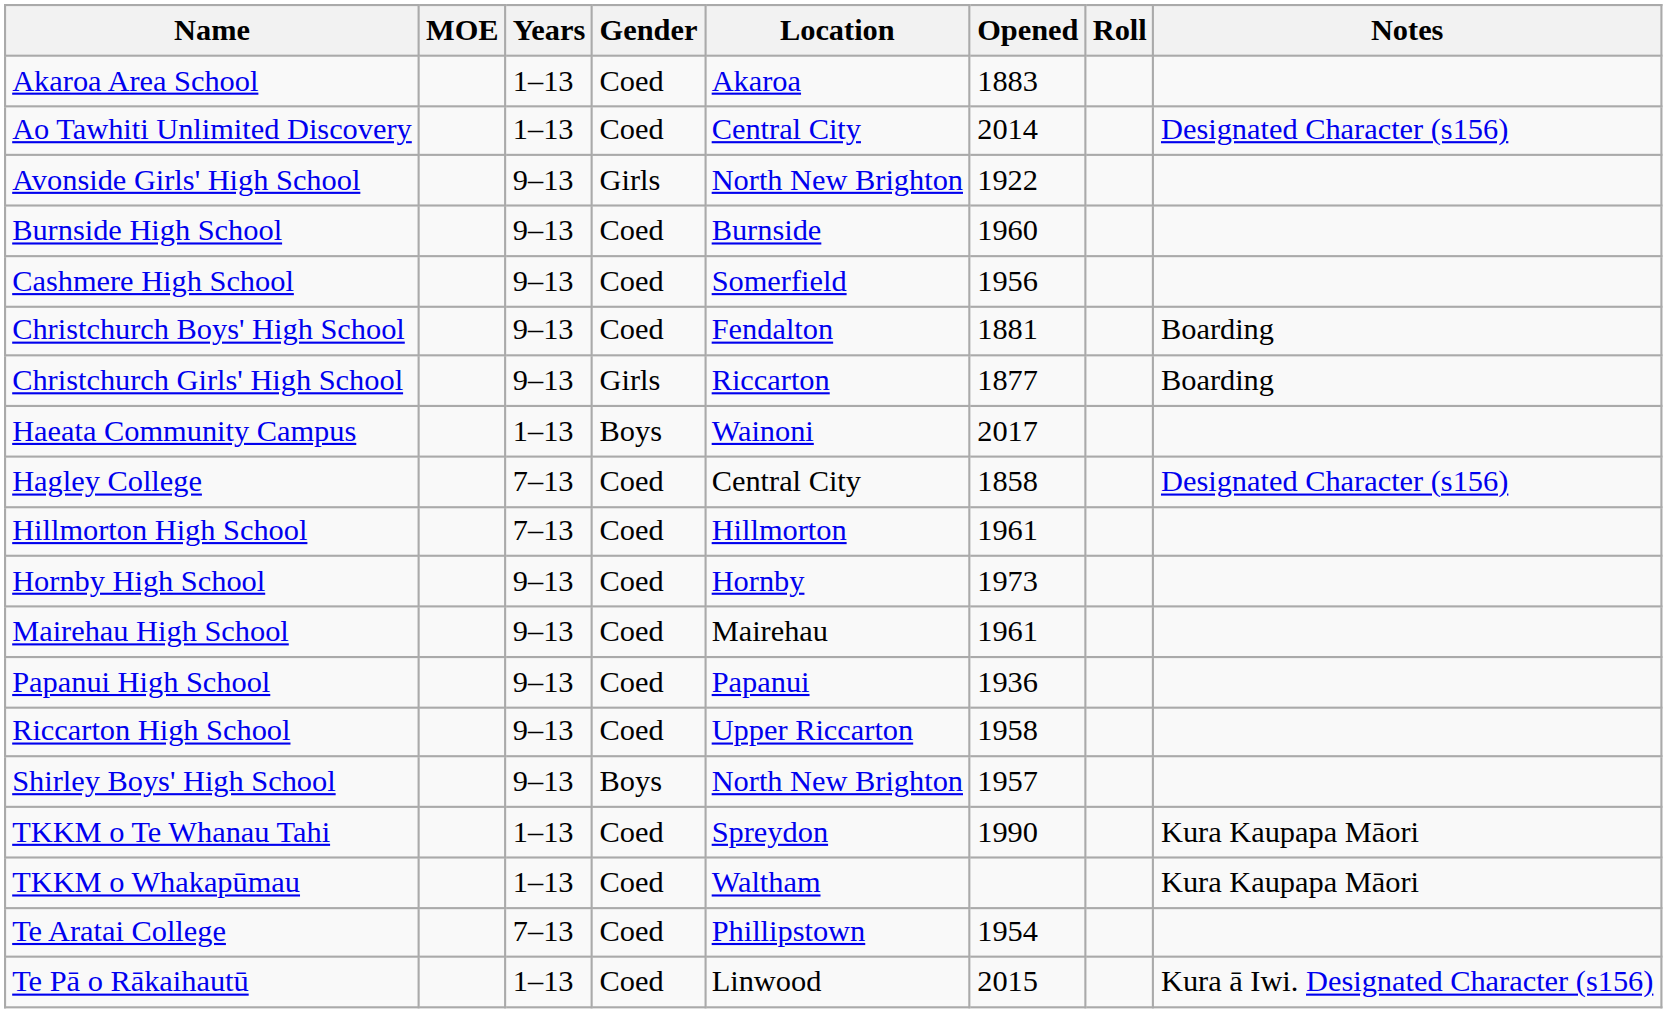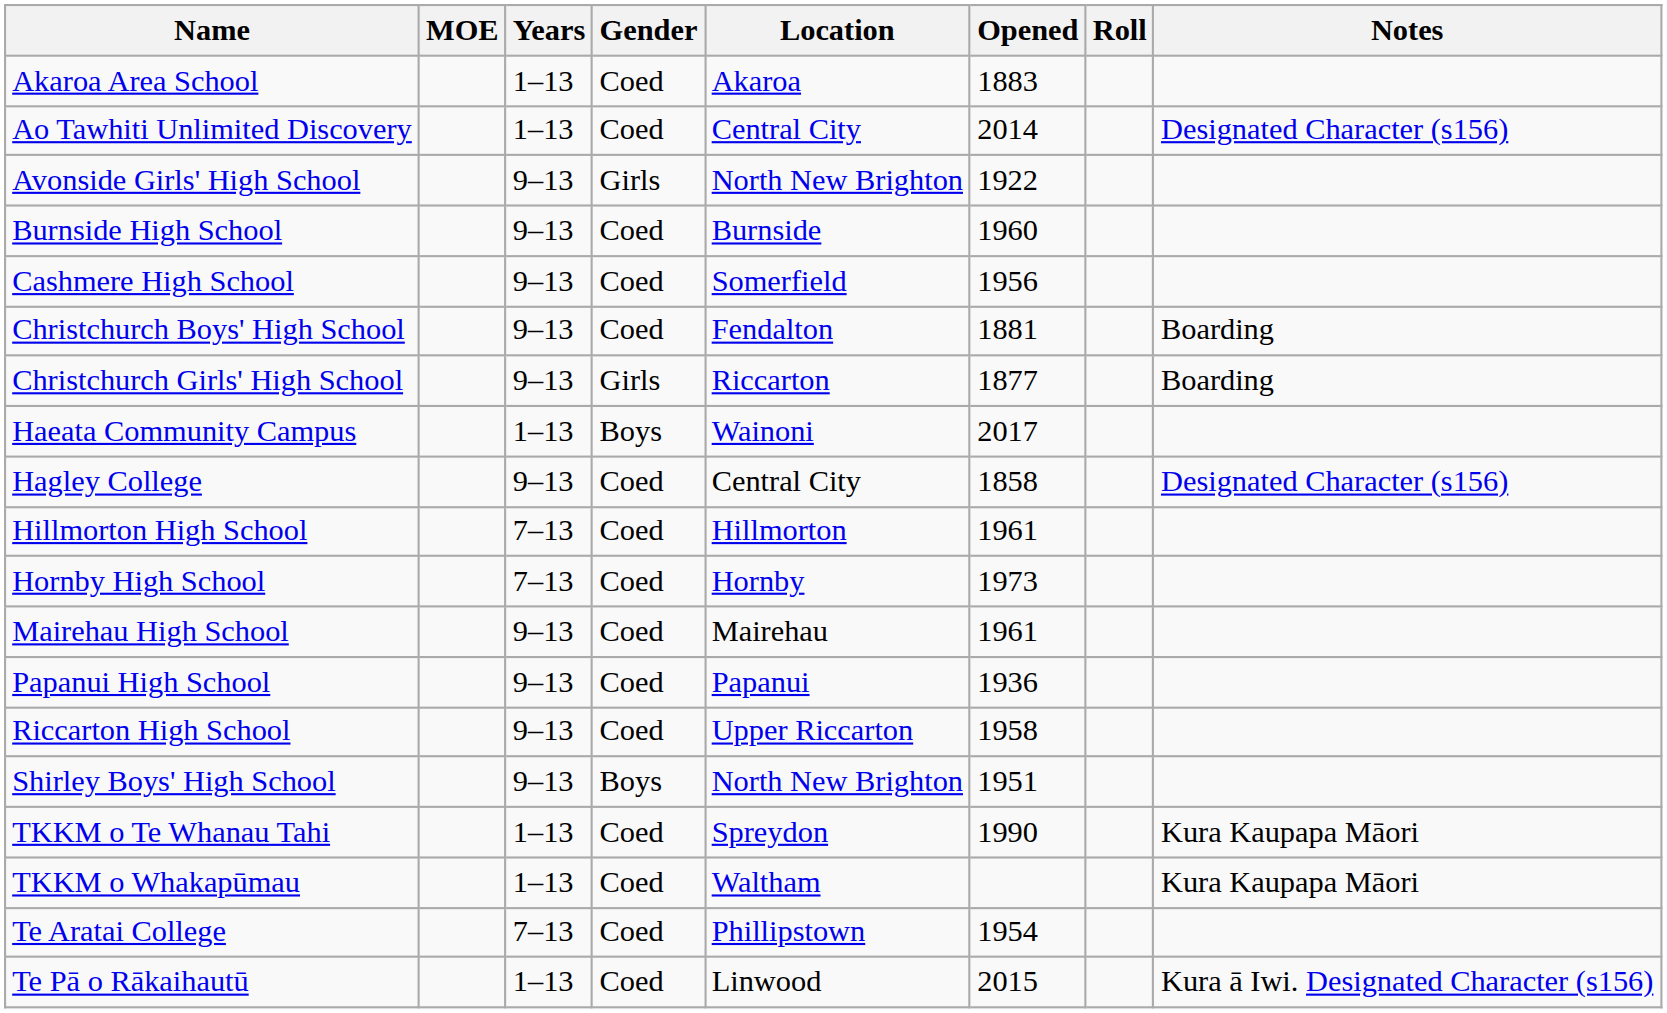(543, 480) 7–13 -> (543, 480) 9–13
(543, 581) 9–13 -> (543, 581) 7–13
(1008, 781) 1957 -> (1008, 781) 1951
